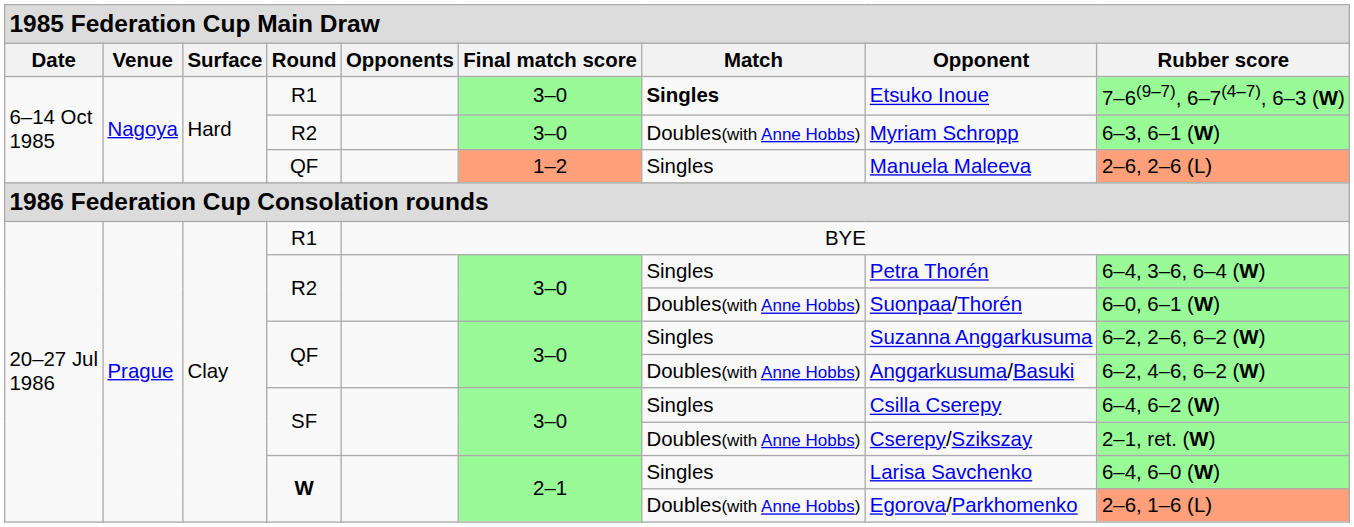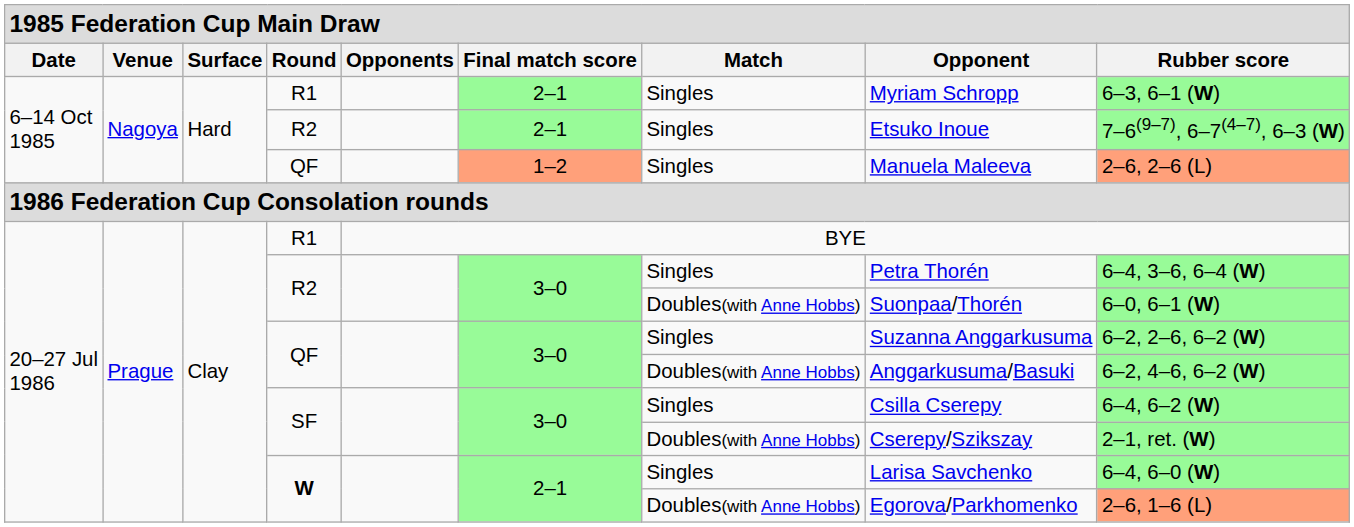(550, 96) 3–0 -> (550, 93) 2–1
(683, 96) bold -> (680, 93) normal
(929, 96) Etsuko Inoue -> (944, 93) Myriam Schropp
(1223, 96) 7–6(9–7), 6–7(4–7), 6–3 (W) -> (1161, 93) 6–3, 6–1 (W)
(550, 132) 3–0 -> (550, 129) 2–1
(753, 132) Doubles(with Anne Hobbs) -> (680, 129) Singles
(944, 132) Myriam Schropp -> (929, 129) Etsuko Inoue
(1161, 132) 6–3, 6–1 (W) -> (1223, 129) 7–6(9–7), 6–7(4–7), 6–3 (W)
